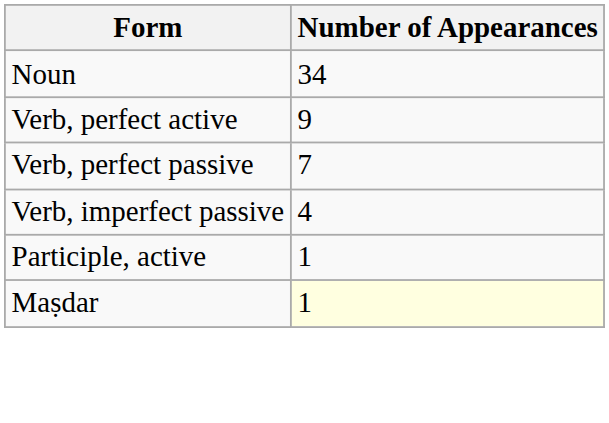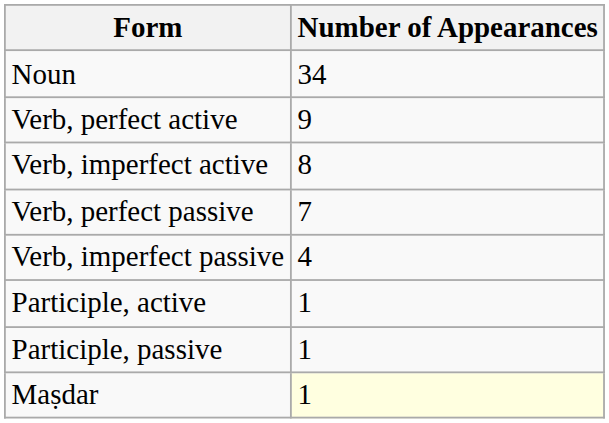+ row: (140, 165)
+ row: (117, 348)
